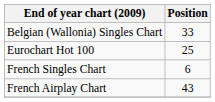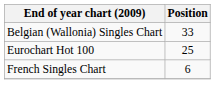- row: (57, 87)
